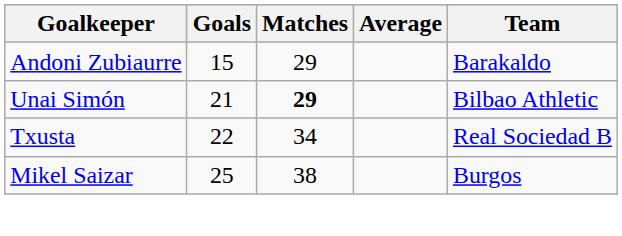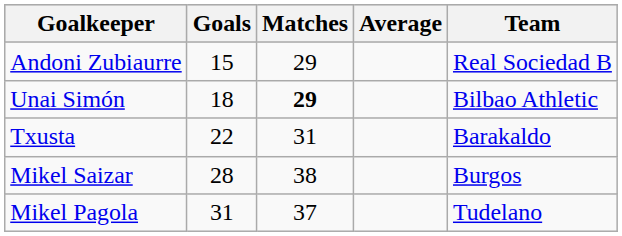(502, 61) Barakaldo -> (532, 61) Real Sociedad B
(222, 99) 21 -> (222, 99) 18
(305, 136) 34 -> (305, 136) 31
(532, 136) Real Sociedad B -> (502, 136) Barakaldo
(222, 174) 25 -> (222, 174) 28
+ row: (74, 212)
